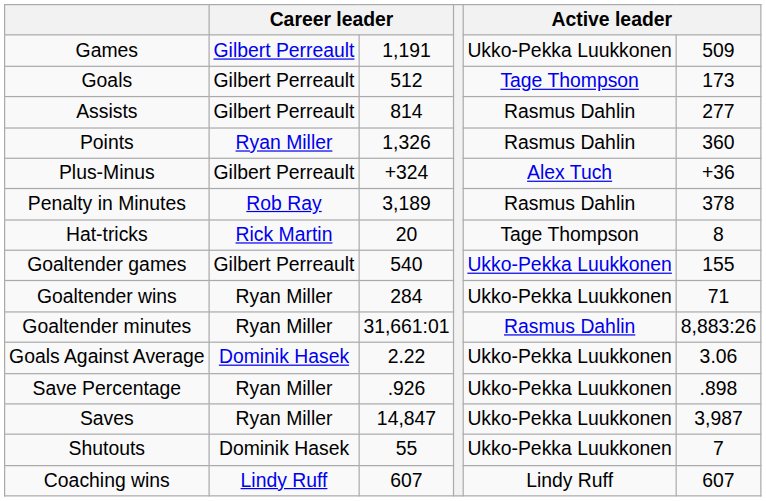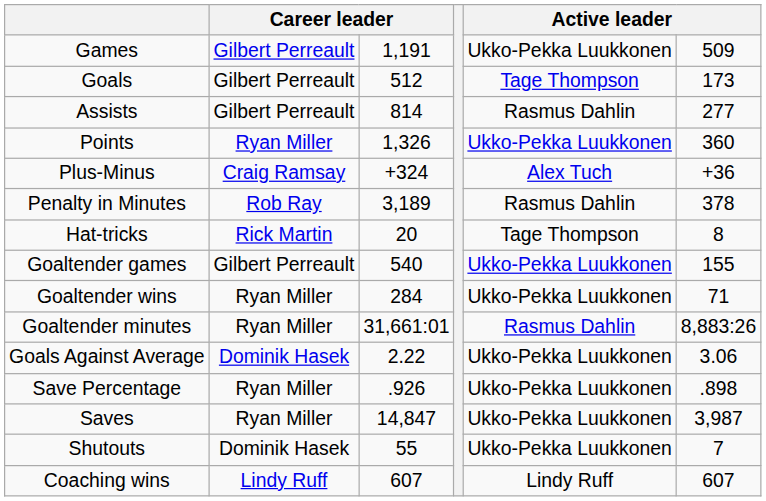(570, 142) Rasmus Dahlin -> (570, 142) Ukko-Pekka Luukkonen
(284, 173) Gilbert Perreault -> (284, 173) Craig Ramsay
